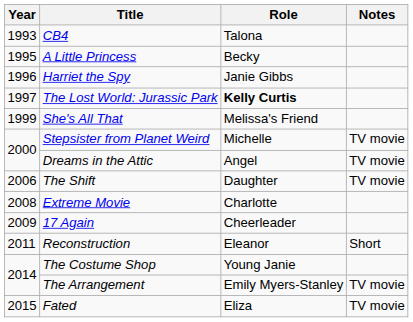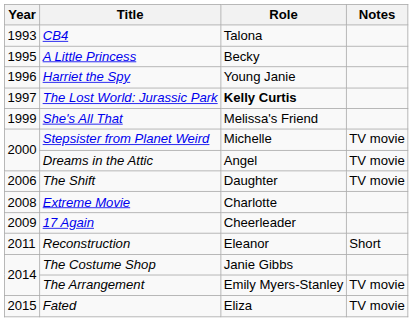(258, 77) Janie Gibbs -> (260, 77) Young Janie
(260, 264) Young Janie -> (258, 264) Janie Gibbs
